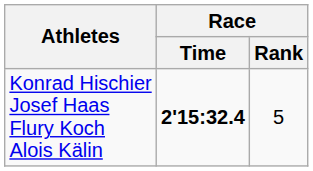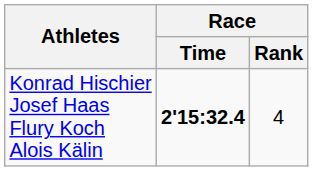(279, 118) 5 -> (279, 118) 4
